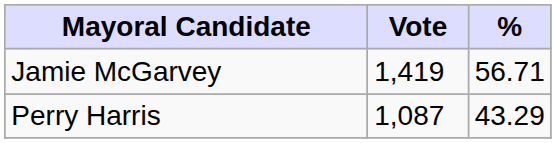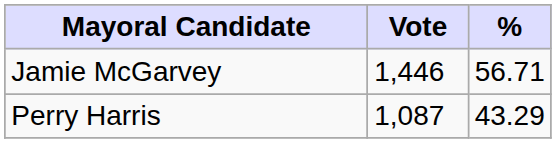(409, 71) 1,419 -> (409, 71) 1,446
